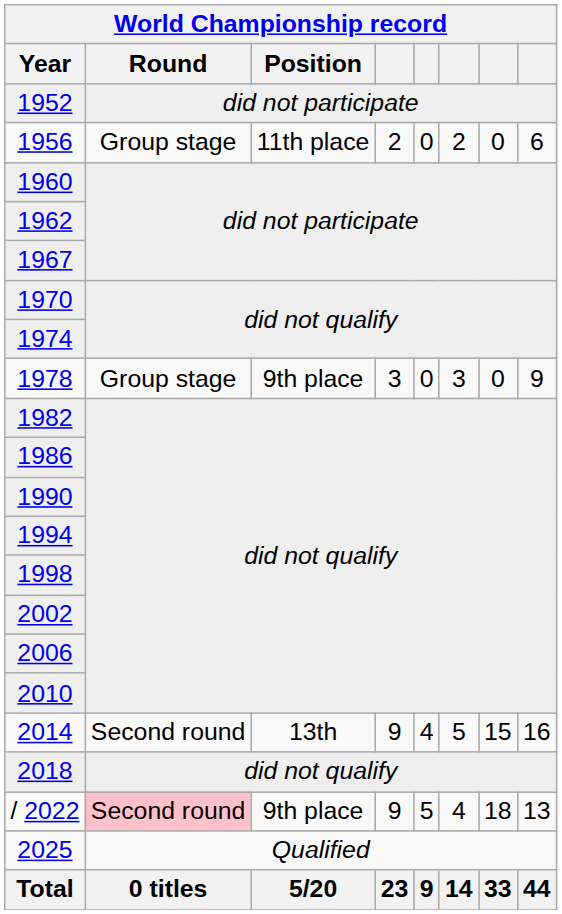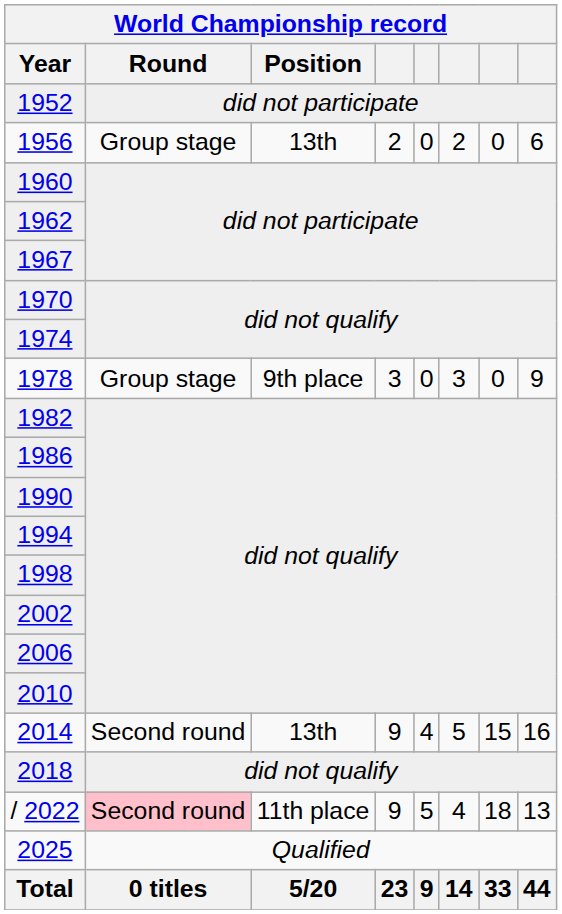(313, 142) 11th place -> (313, 142) 13th
(313, 810) 9th place -> (313, 810) 11th place
